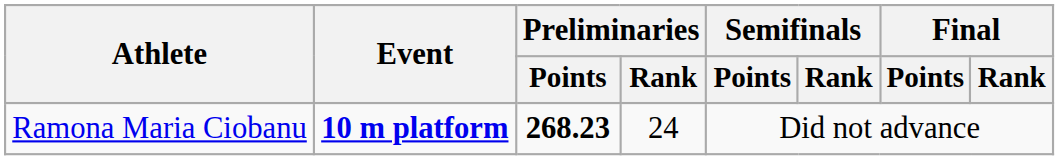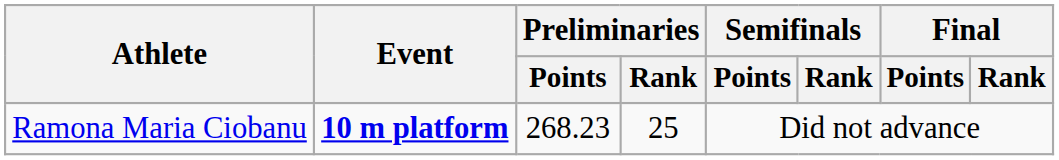(568, 128) bold -> (568, 128) normal
(663, 128) 24 -> (663, 128) 25
